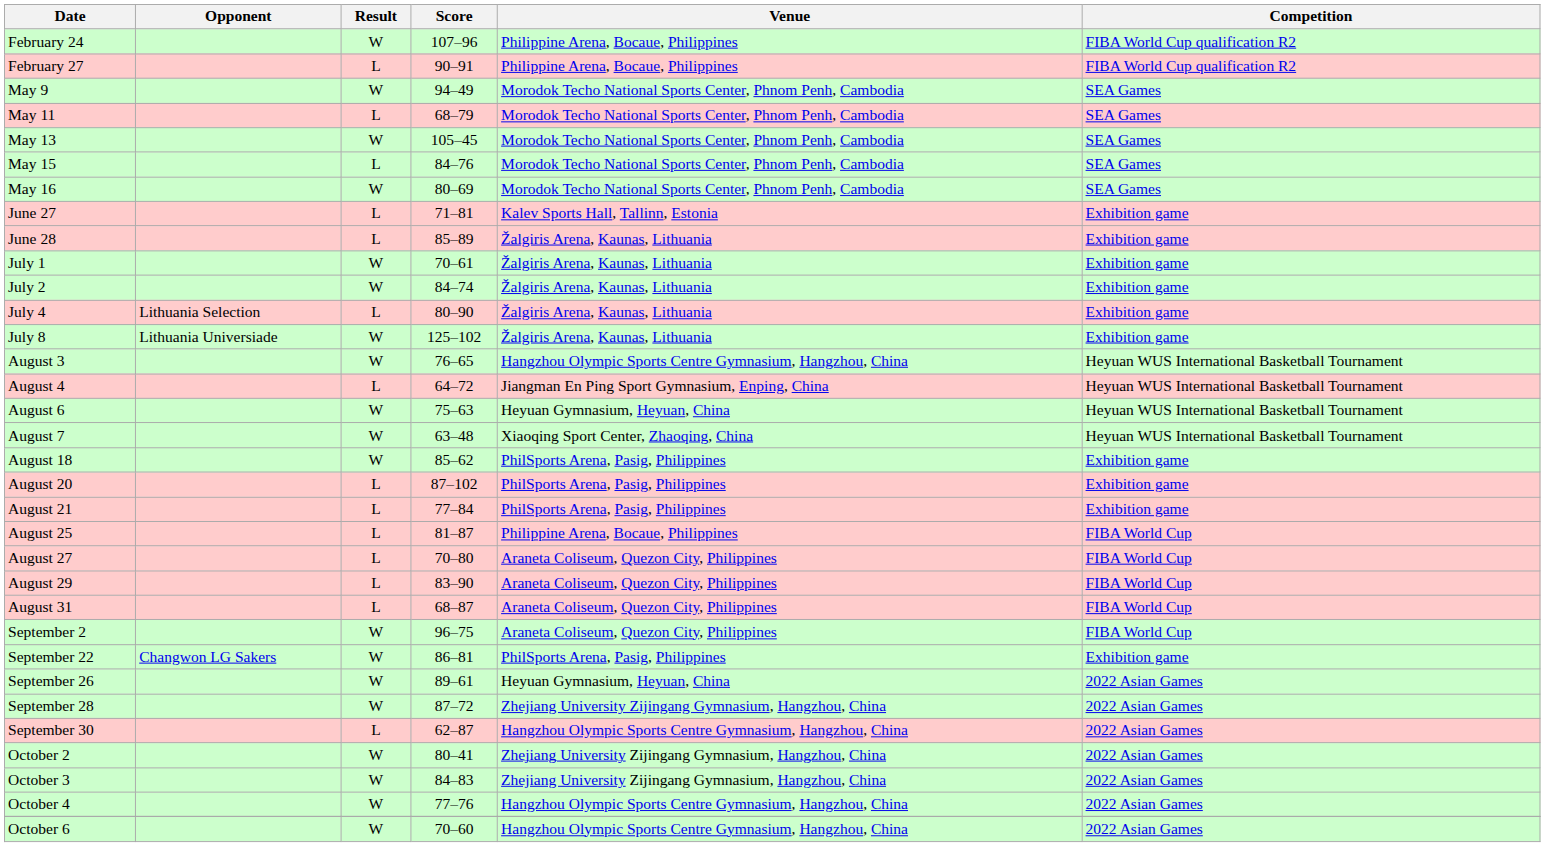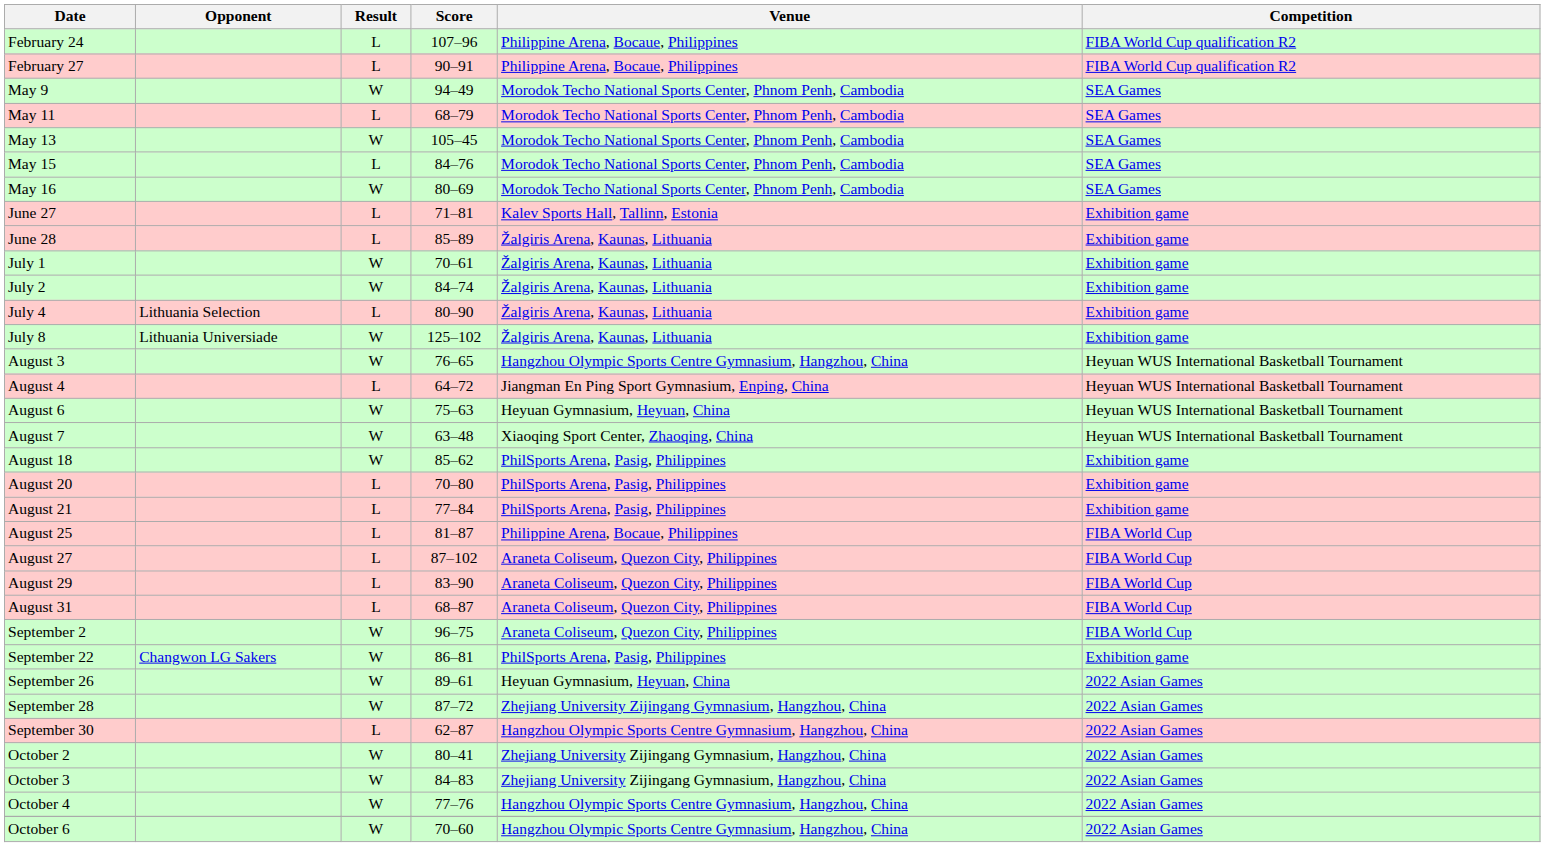(376, 41) W -> (376, 41) L
(454, 484) 87–102 -> (454, 484) 70–80
(454, 558) 70–80 -> (454, 558) 87–102
